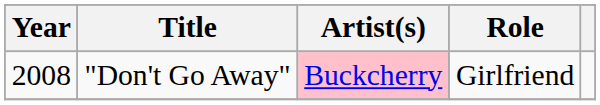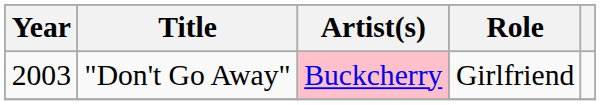(41, 74) 2008 -> (41, 74) 2003
